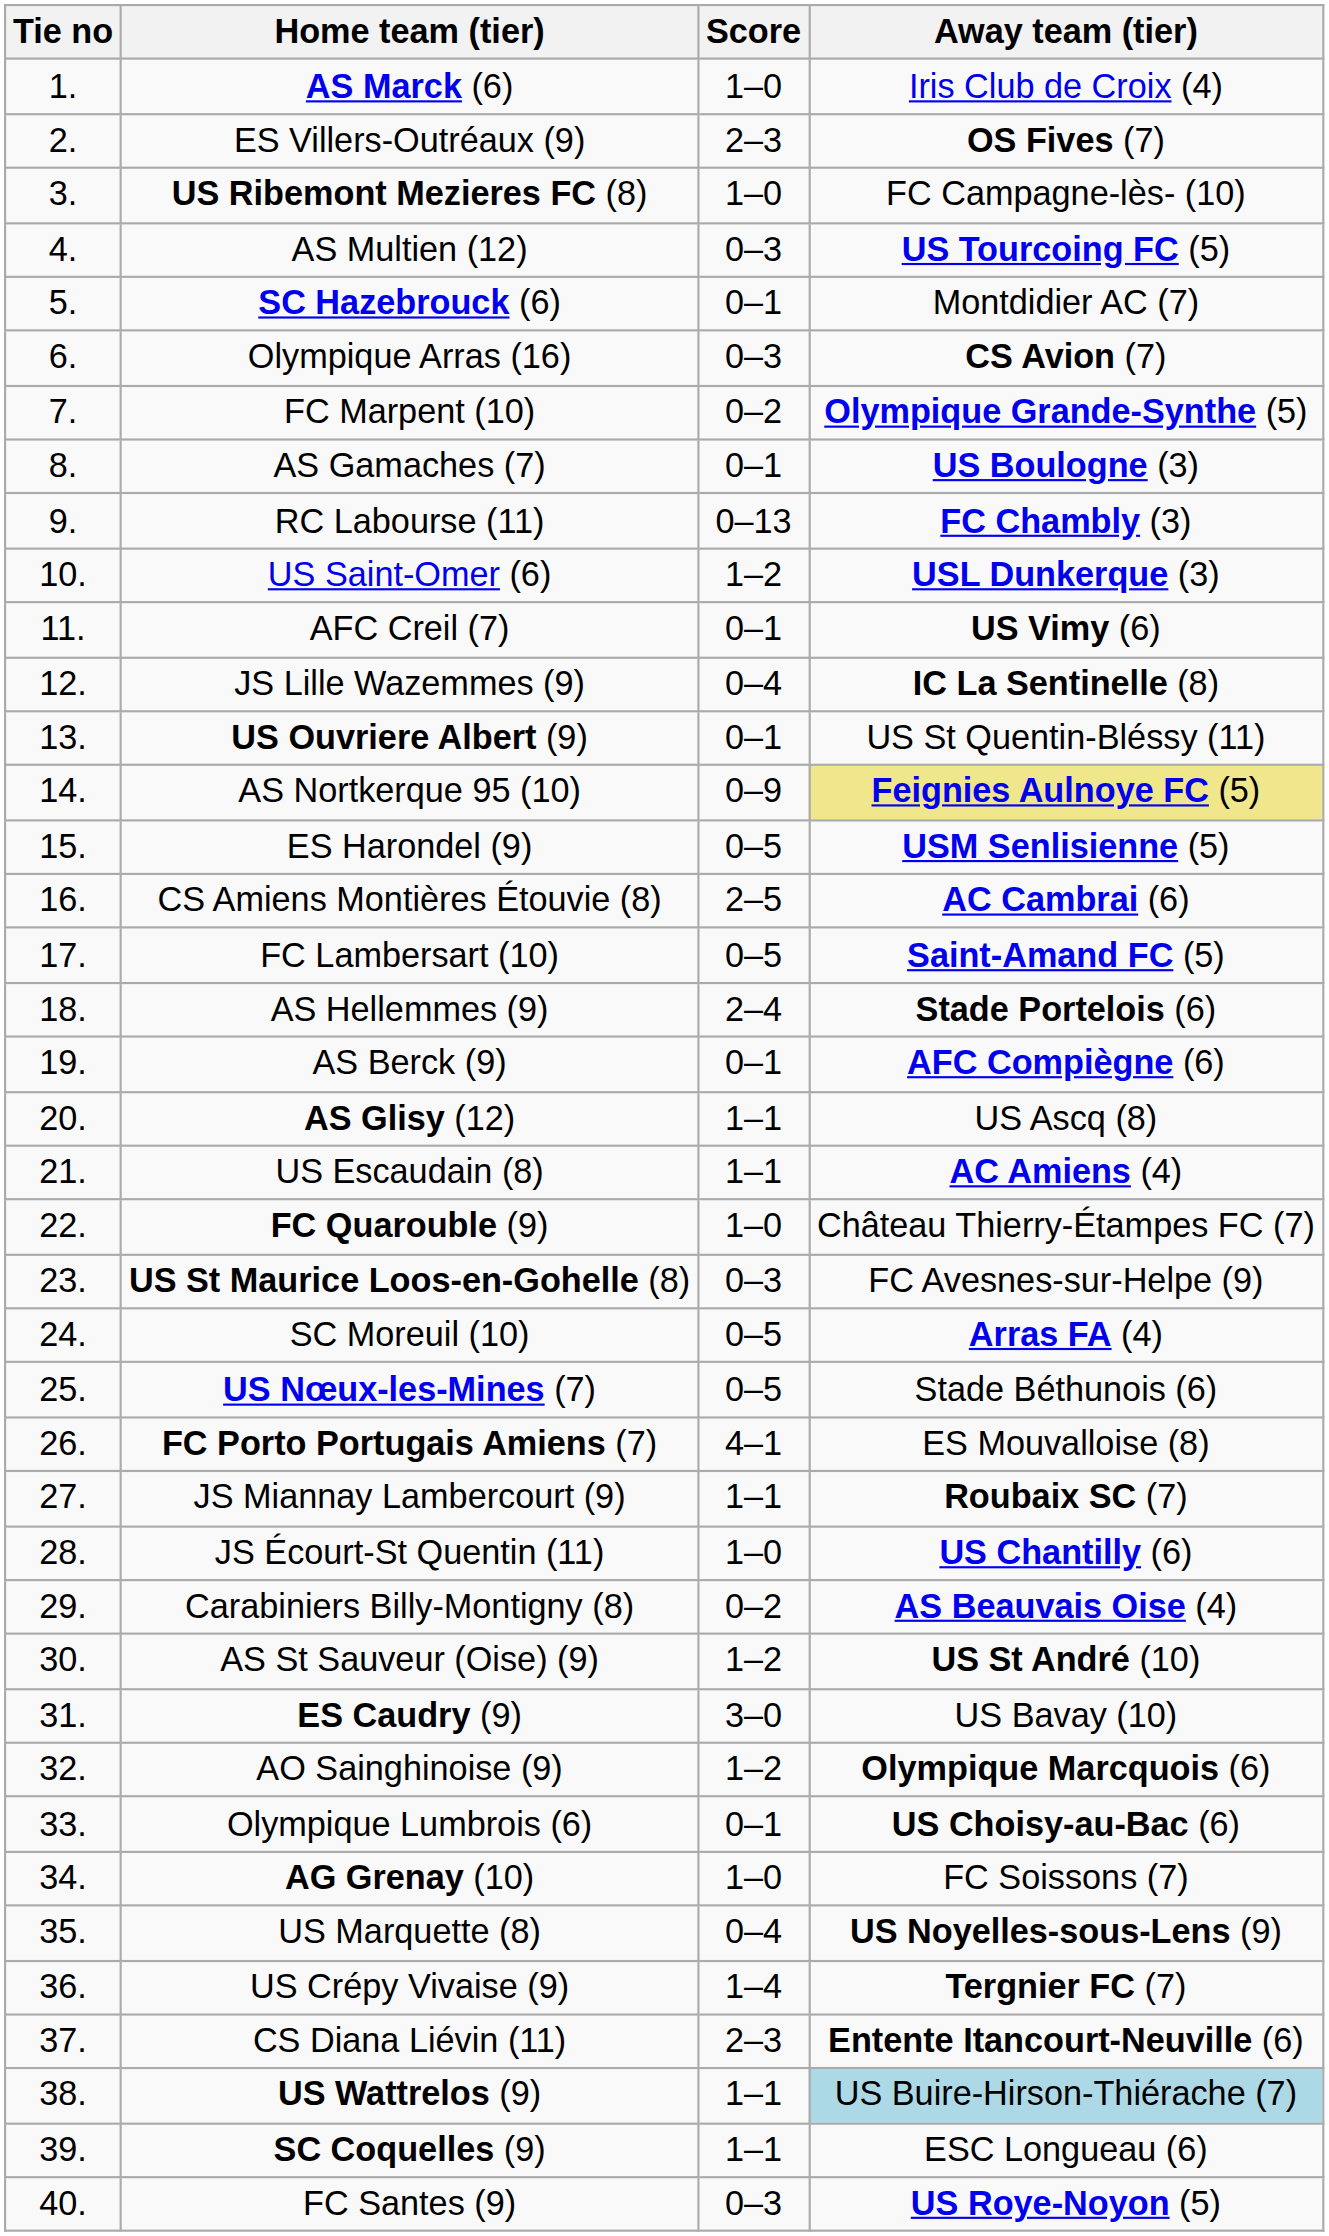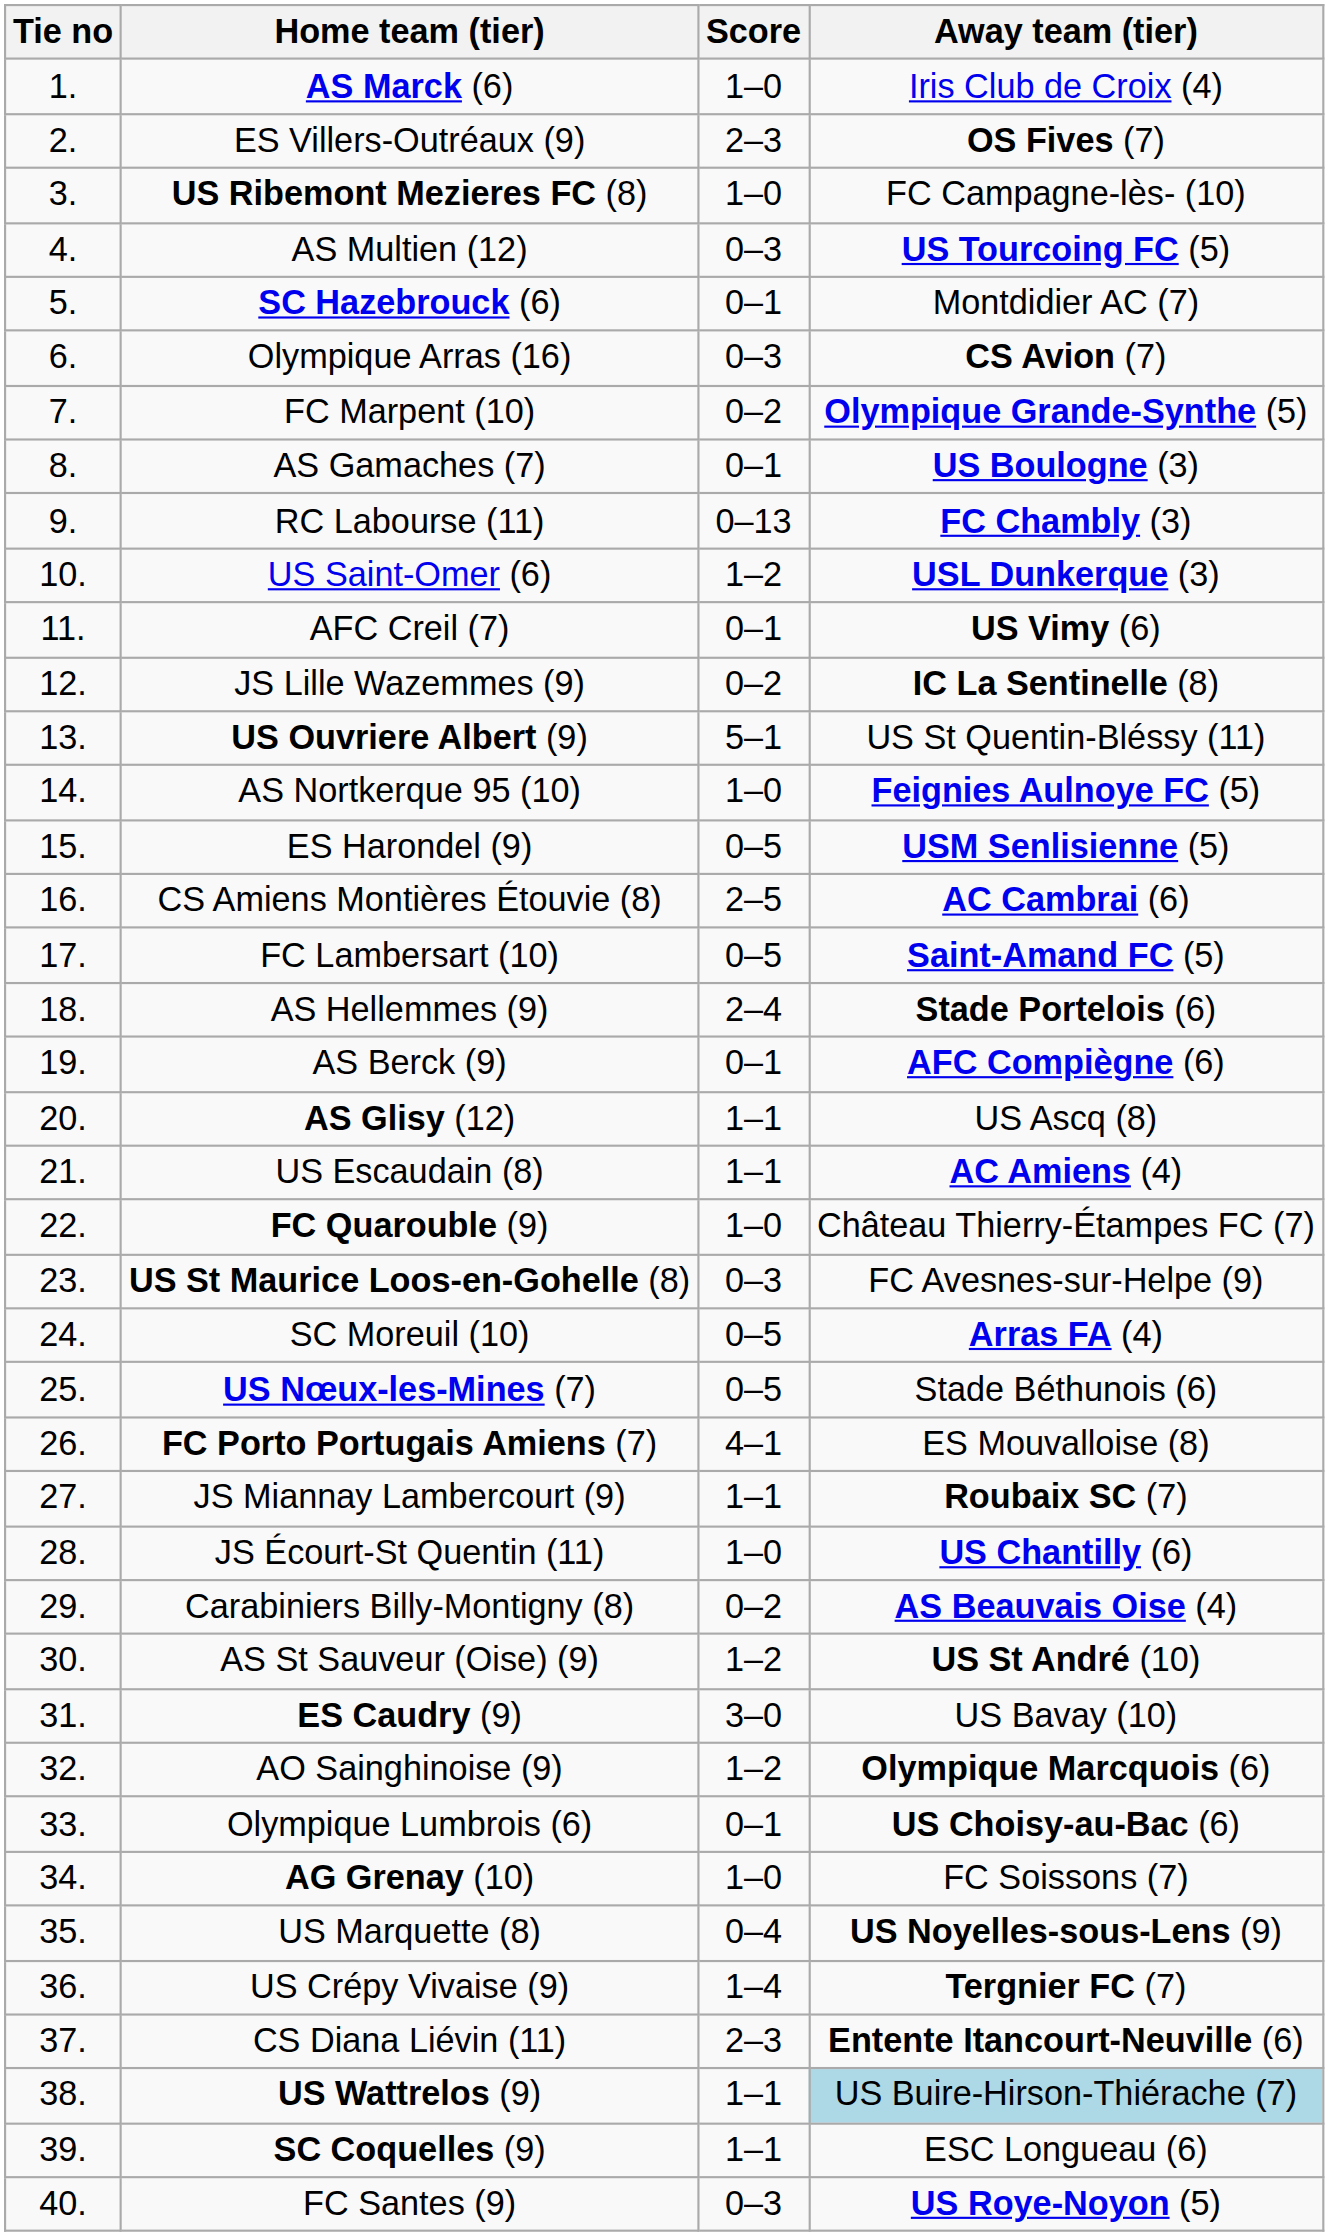(754, 683) 0–4 -> (754, 683) 0–2
(754, 737) 0–1 -> (754, 737) 5–1
(754, 791) 0–9 -> (754, 791) 1–0
(1066, 791) khaki background -> (1066, 791) no background
